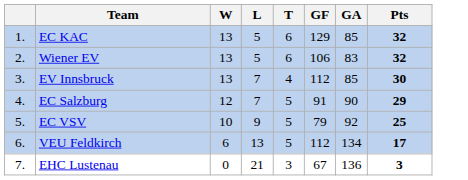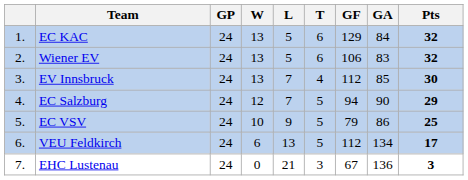+ column: (226, 15)
(351, 36) 85 -> (383, 36) 84
(320, 100) 91 -> (351, 100) 94
(351, 121) 92 -> (383, 121) 86
